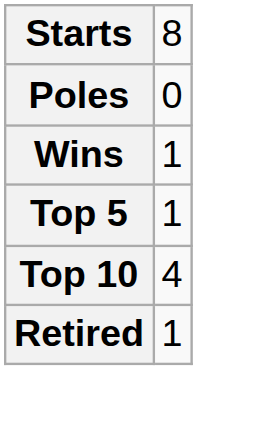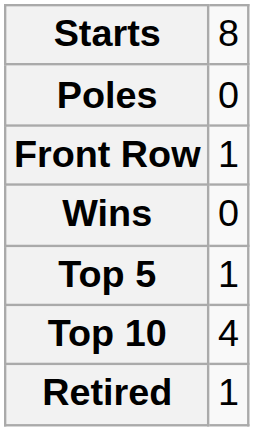+ row: (107, 154)
(172, 154) 1 -> (228, 214) 0
